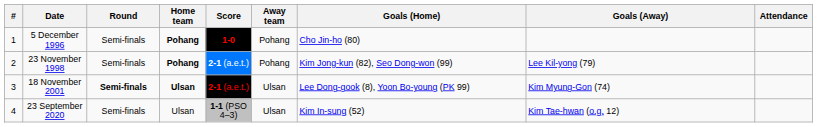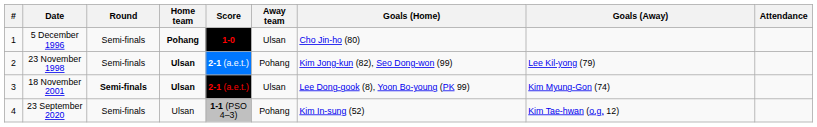(274, 40) Pohang -> (274, 40) Ulsan
(183, 63) Pohang -> (183, 63) Ulsan
(274, 110) Ulsan -> (274, 110) Pohang
